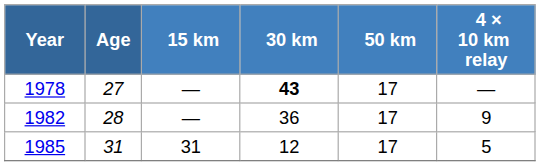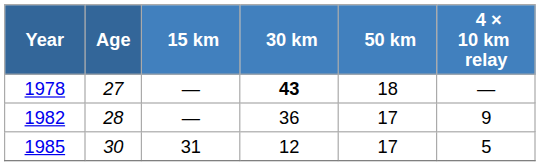(388, 89) 17 -> (388, 89) 18
(113, 147) 31 -> (113, 147) 30
